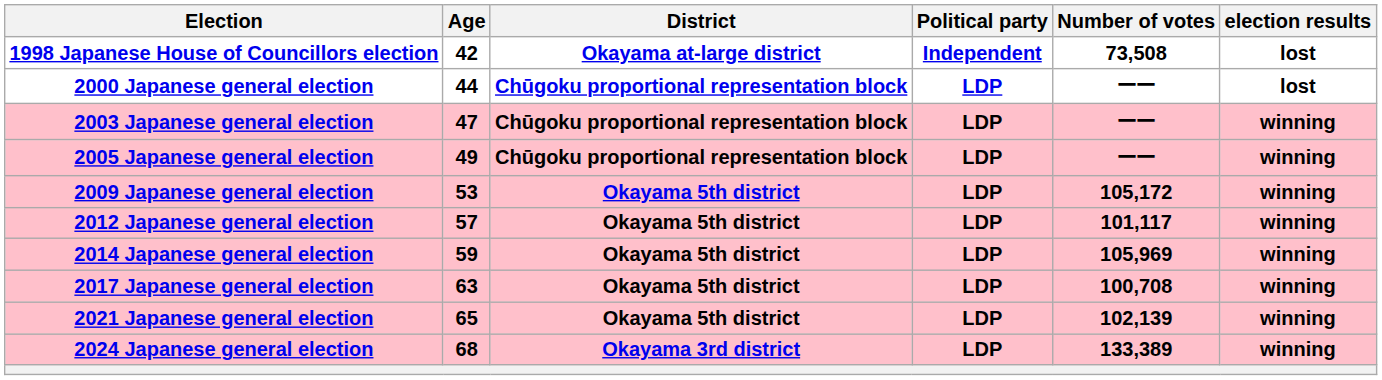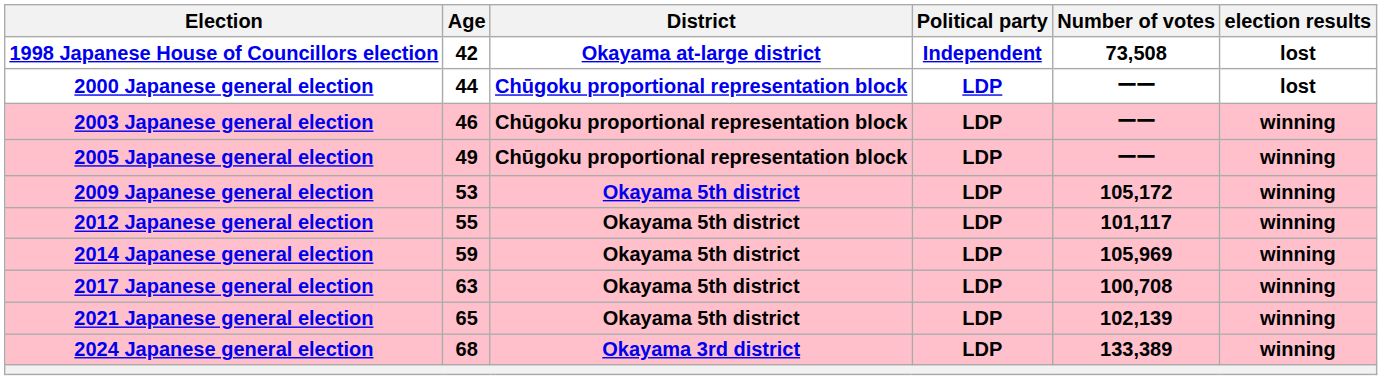(467, 122) 47 -> (467, 122) 46
(467, 223) 57 -> (467, 223) 55
